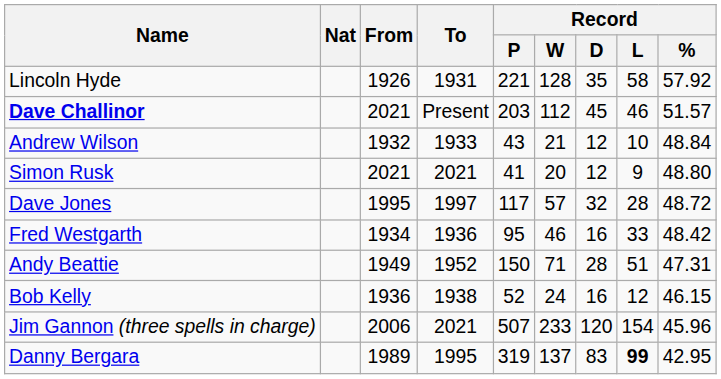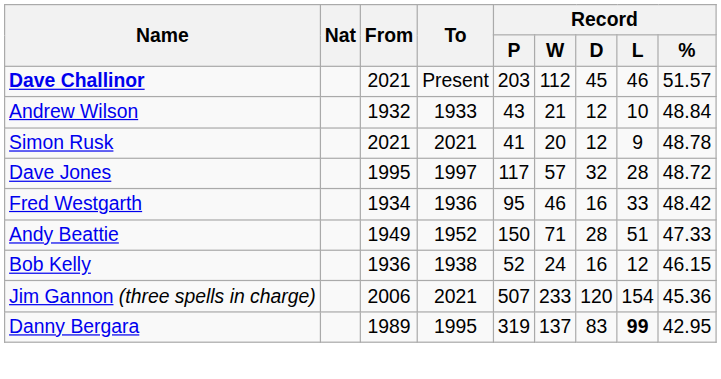- row: (65, 81)
(687, 173) 48.80 -> (687, 142) 48.78
(687, 265) 47.31 -> (687, 234) 47.33
(687, 326) 45.96 -> (687, 296) 45.36
